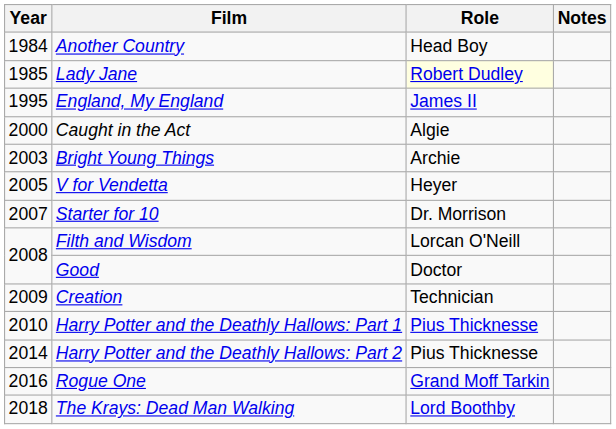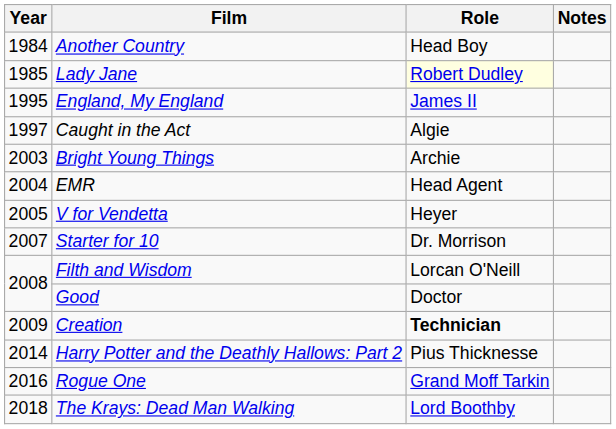(28, 130) 2000 -> (28, 130) 1997
+ row: (75, 185)
(452, 297) normal -> (456, 325) bold
- row: (229, 325)
